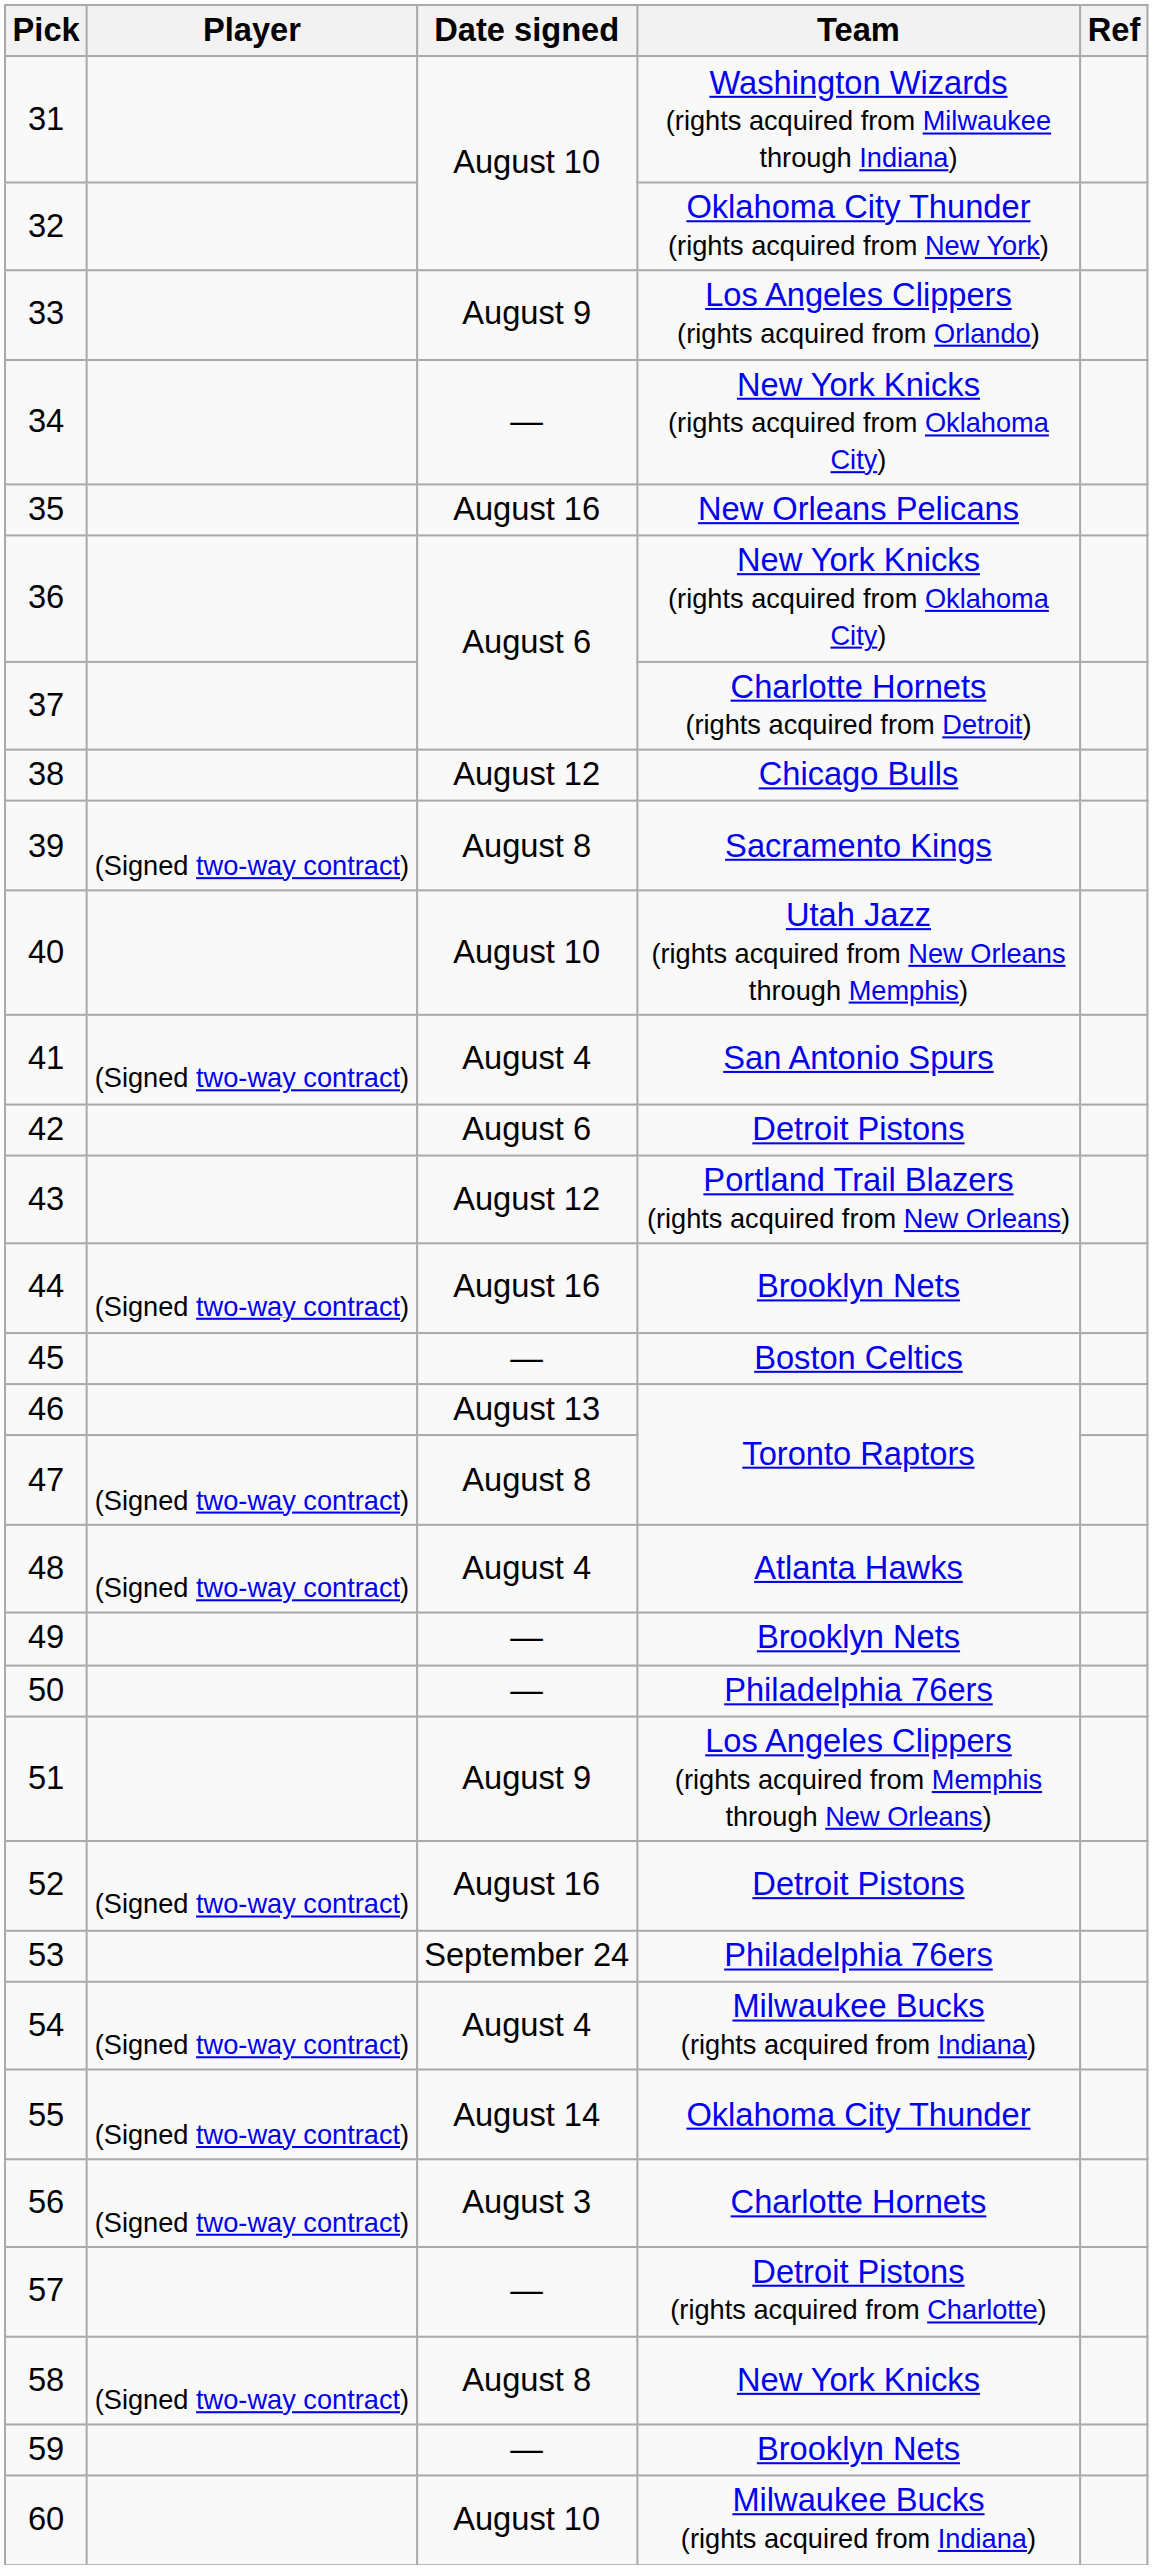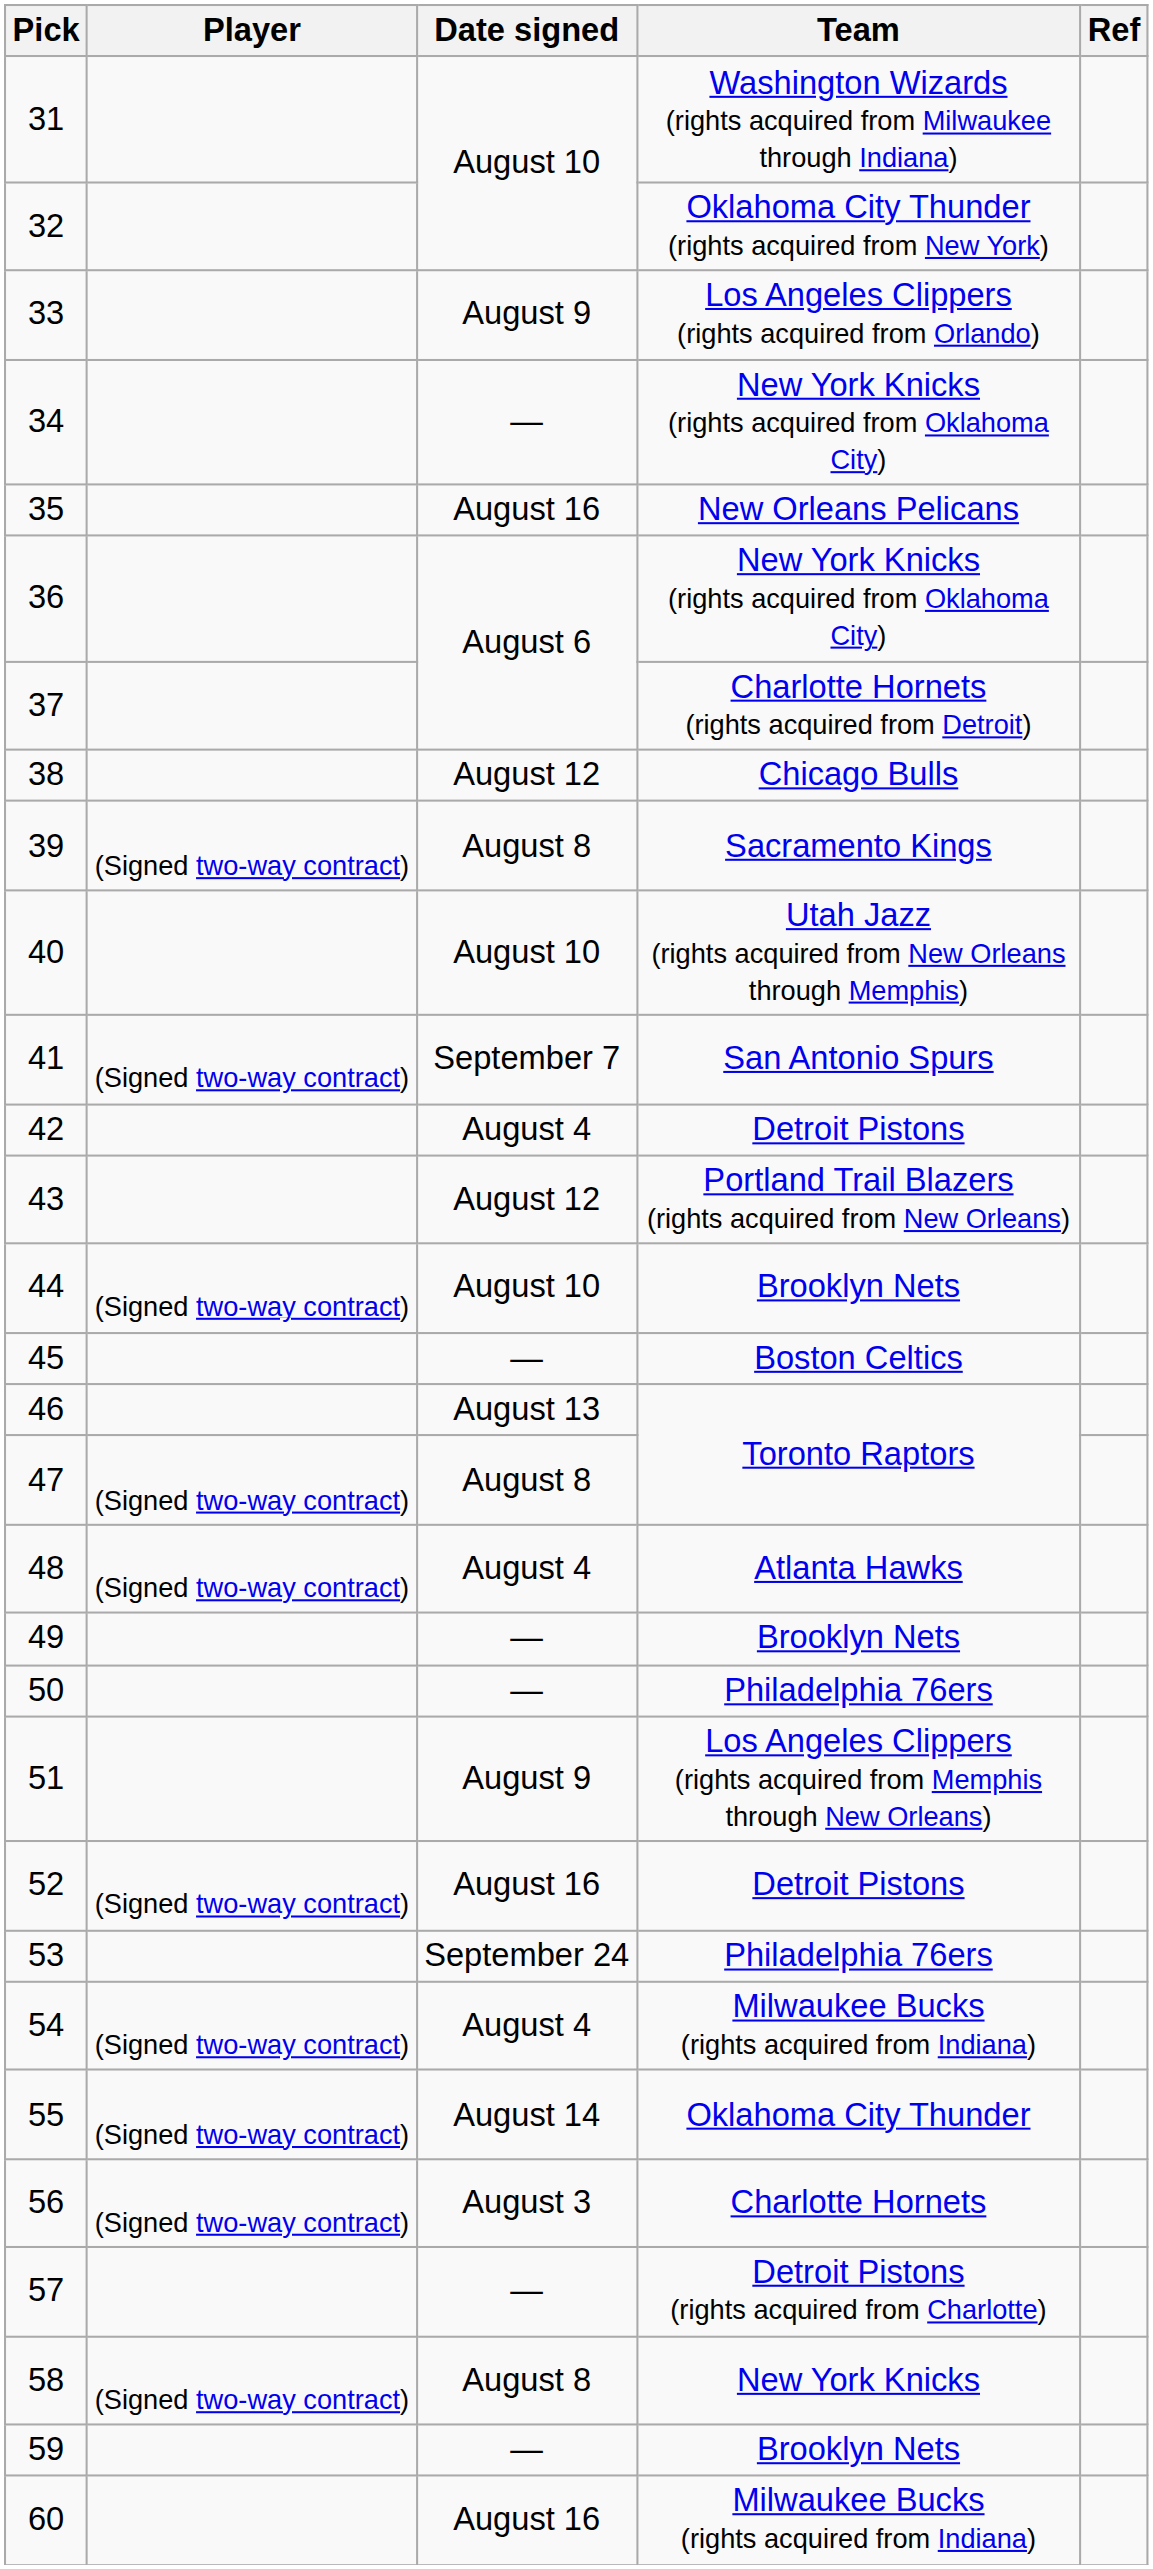(527, 1058) August 4 -> (527, 1058) September 7
(527, 1128) August 6 -> (527, 1128) August 4
(527, 1287) August 16 -> (527, 1287) August 10
(527, 2519) August 10 -> (527, 2519) August 16
